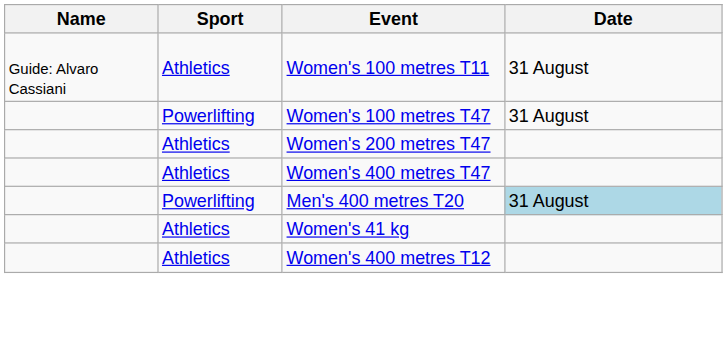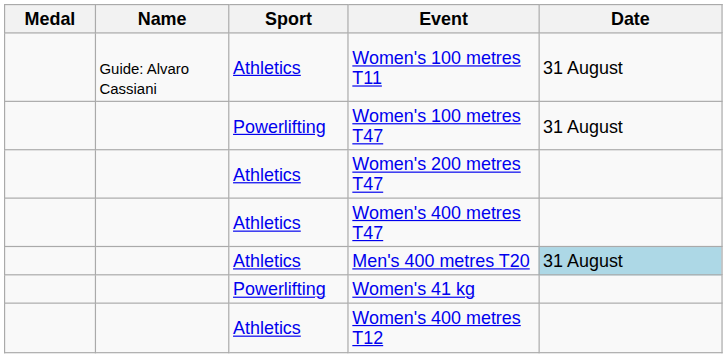+ column: (50, 19)
(208, 201) Powerlifting -> (267, 261) Athletics
(196, 229) Athletics -> (279, 290) Powerlifting
